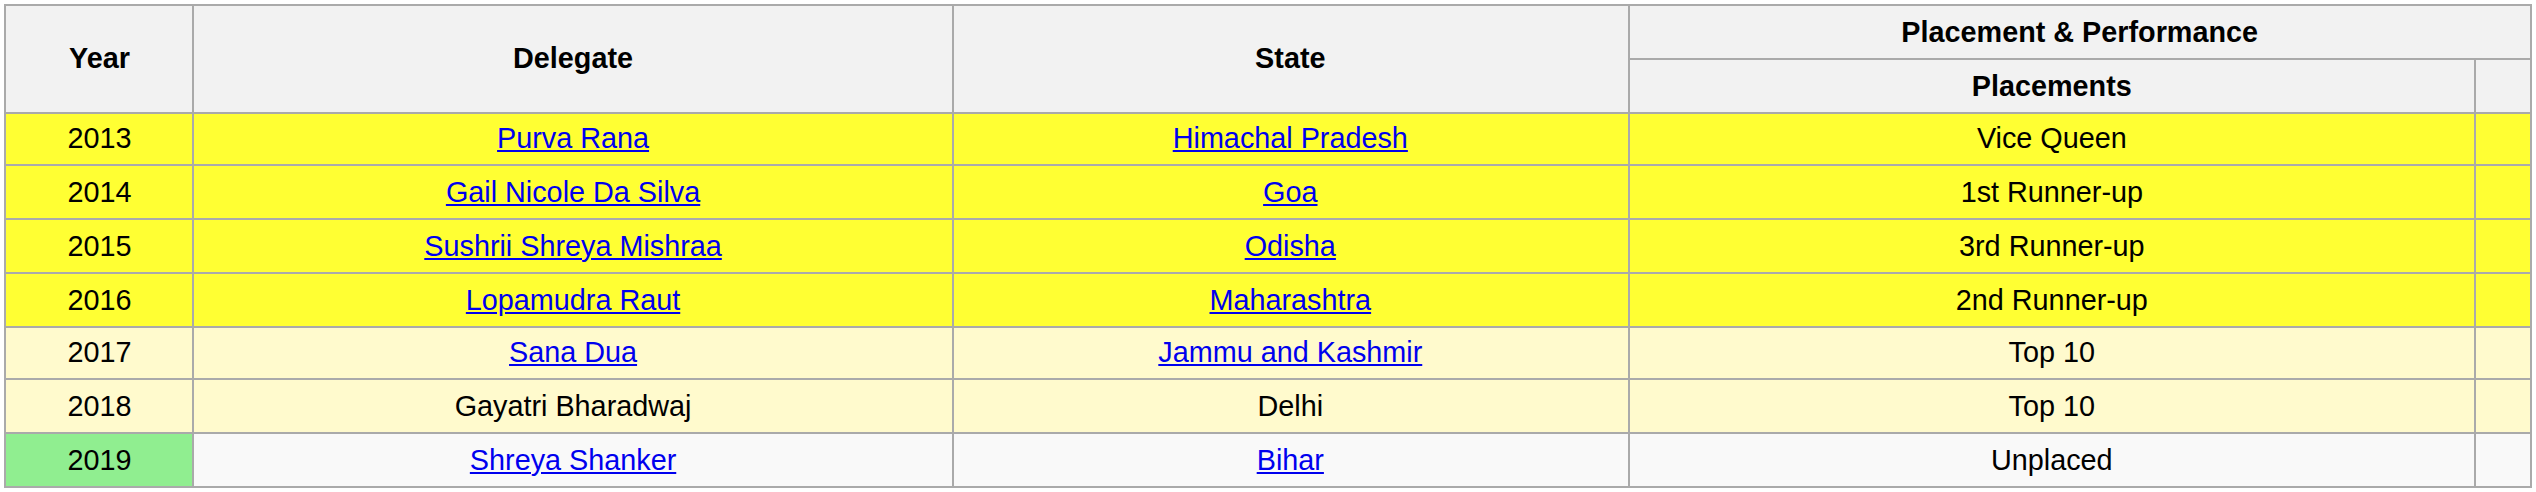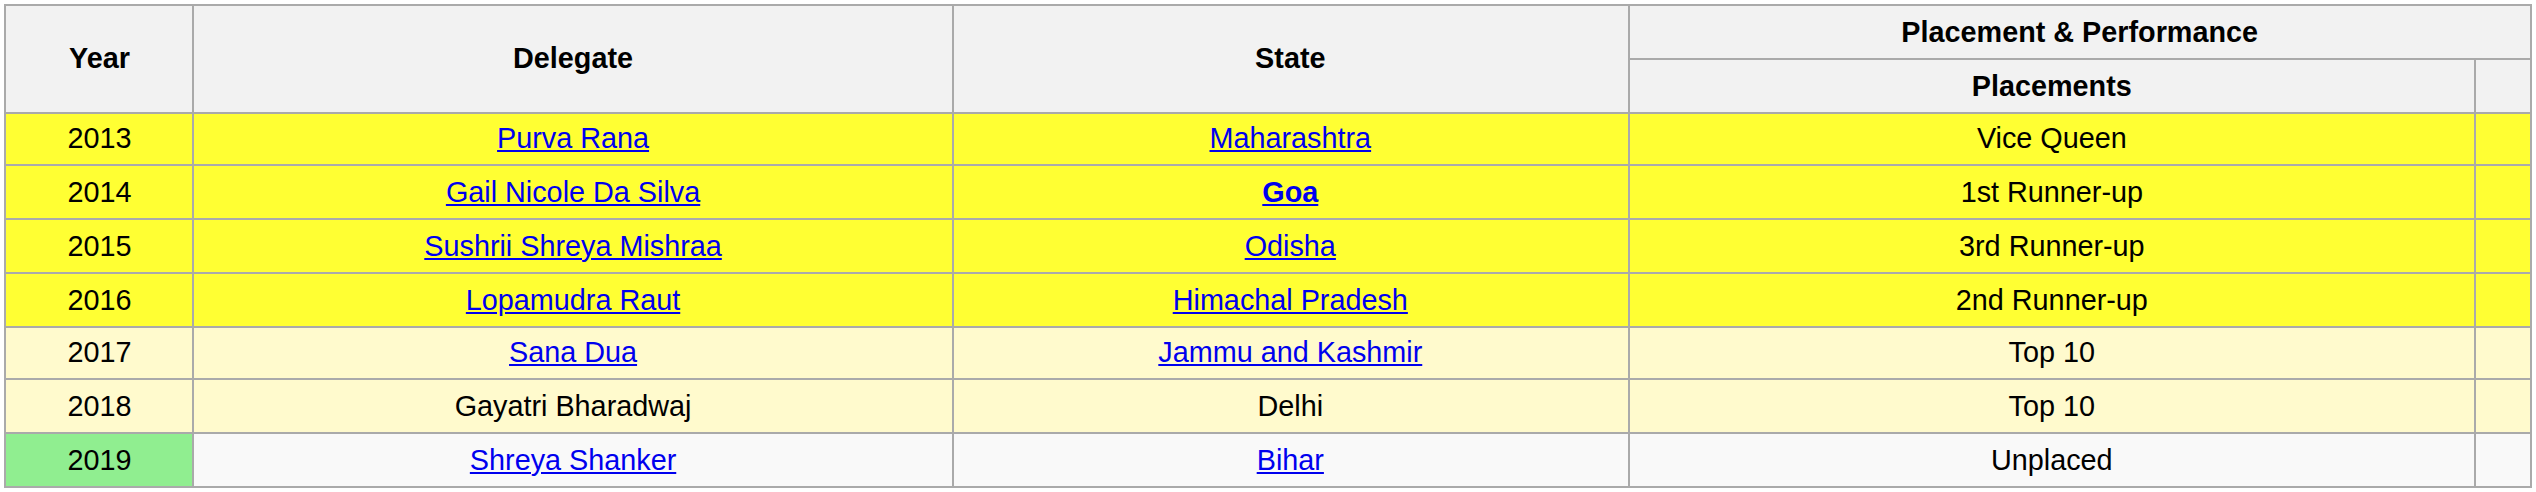(1290, 139) Himachal Pradesh -> (1290, 139) Maharashtra
(1290, 193) normal -> (1290, 193) bold
(1290, 300) Maharashtra -> (1290, 300) Himachal Pradesh
